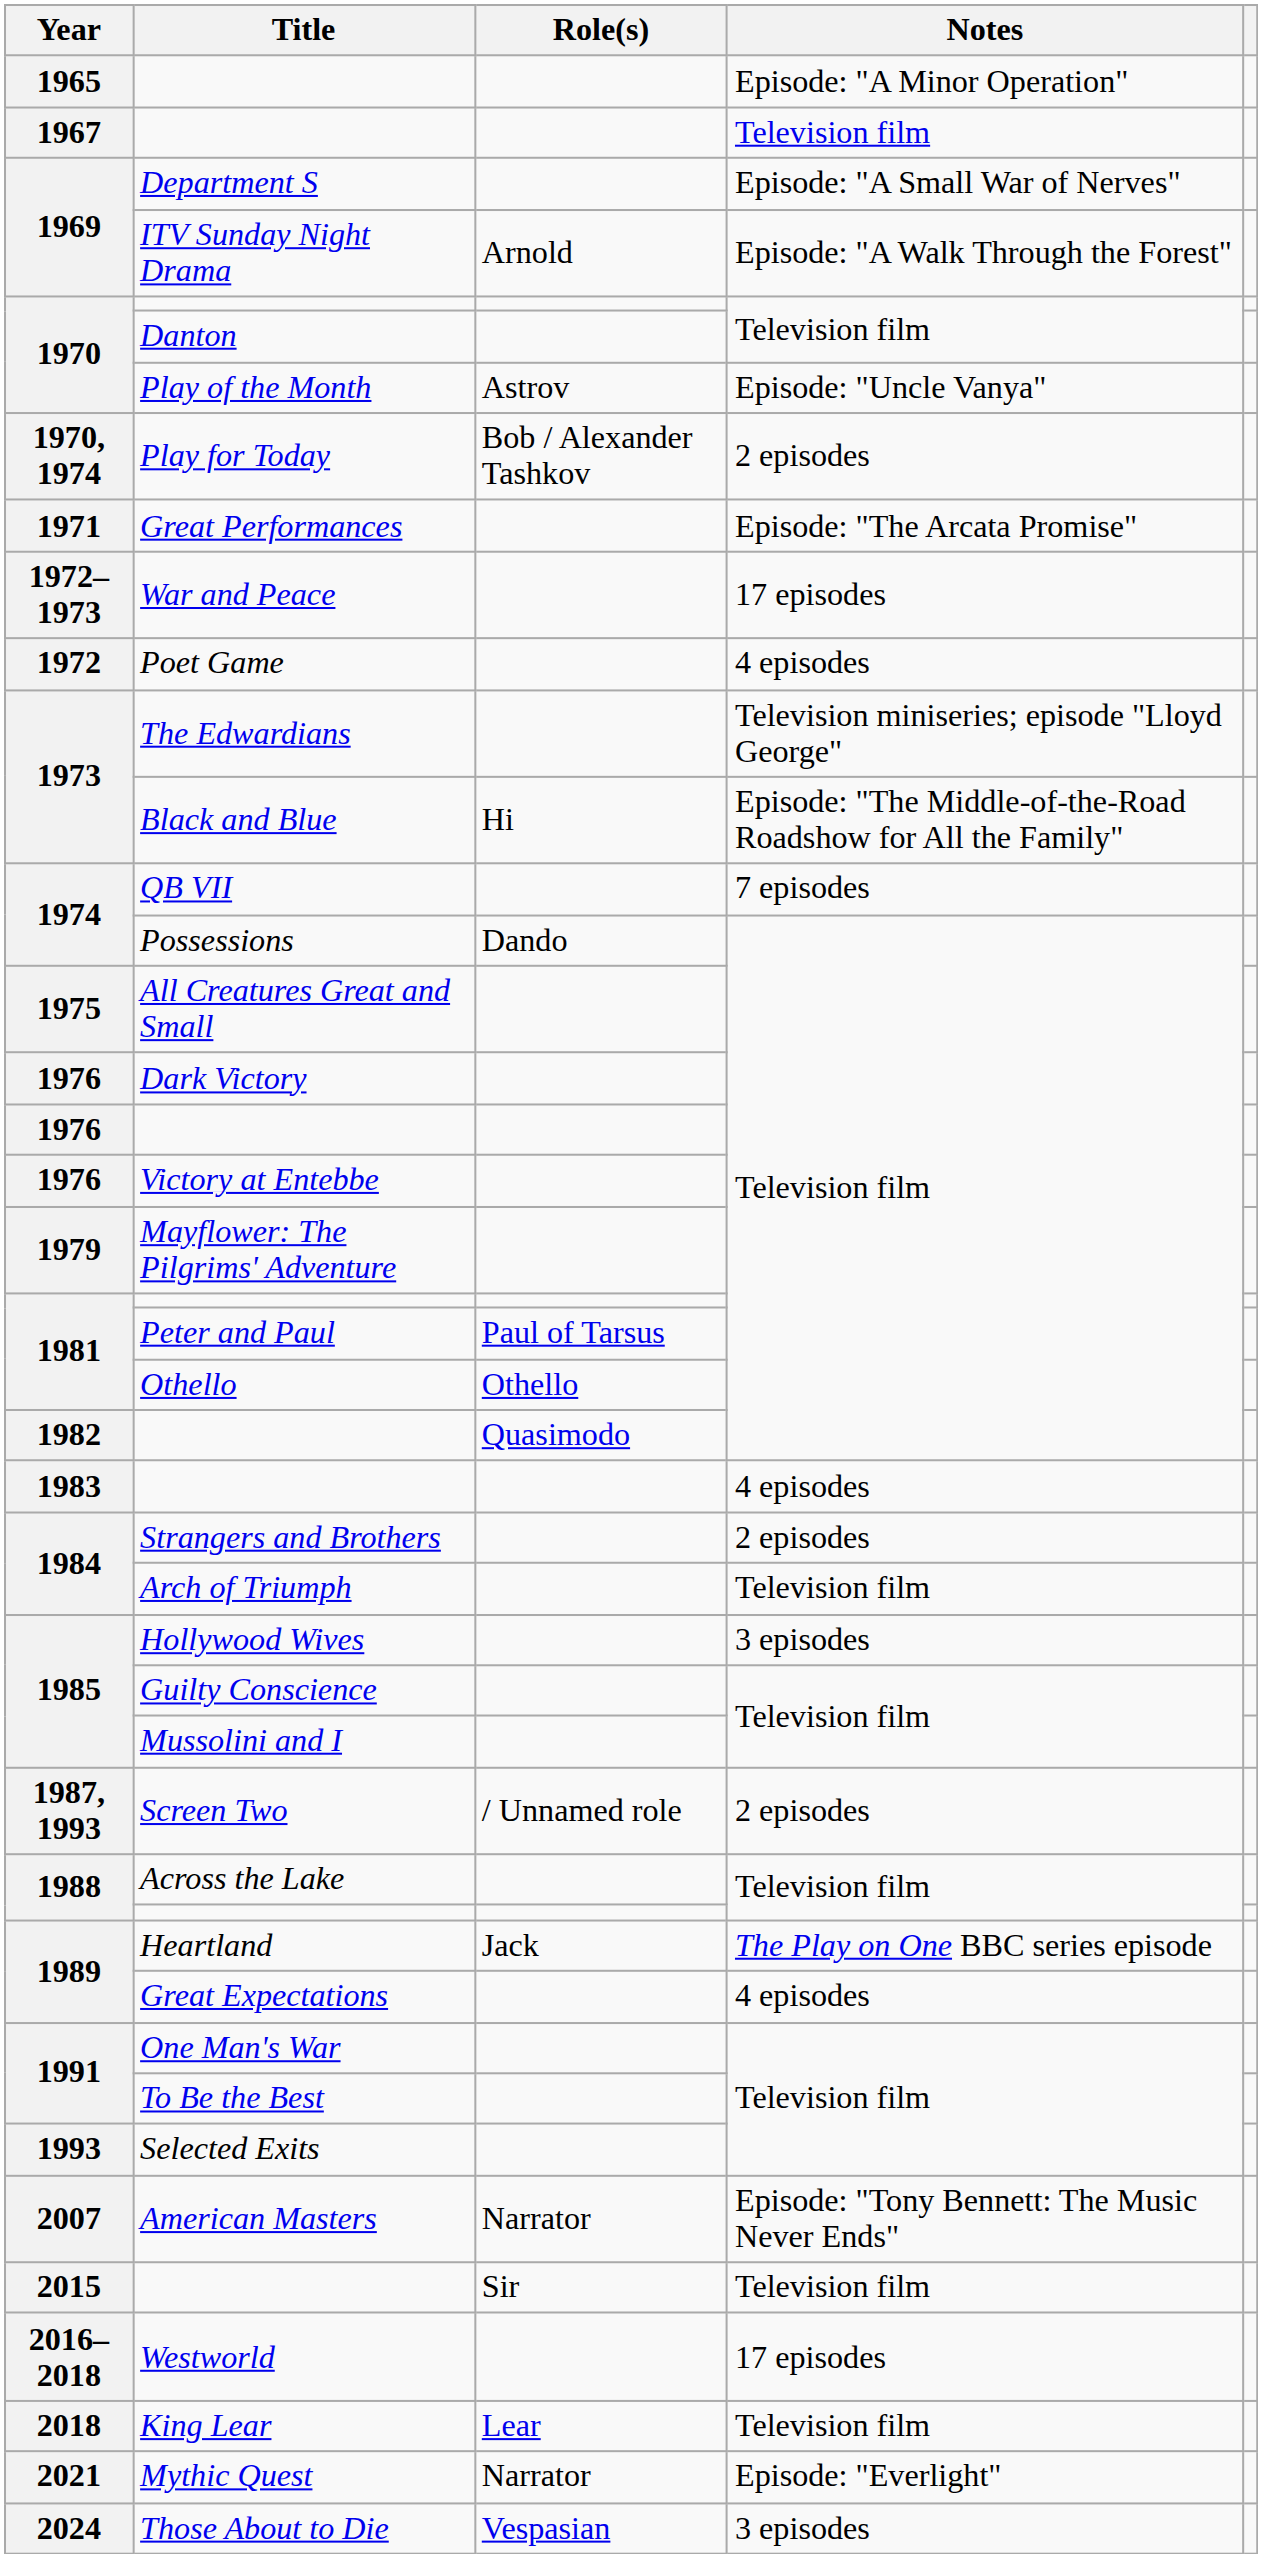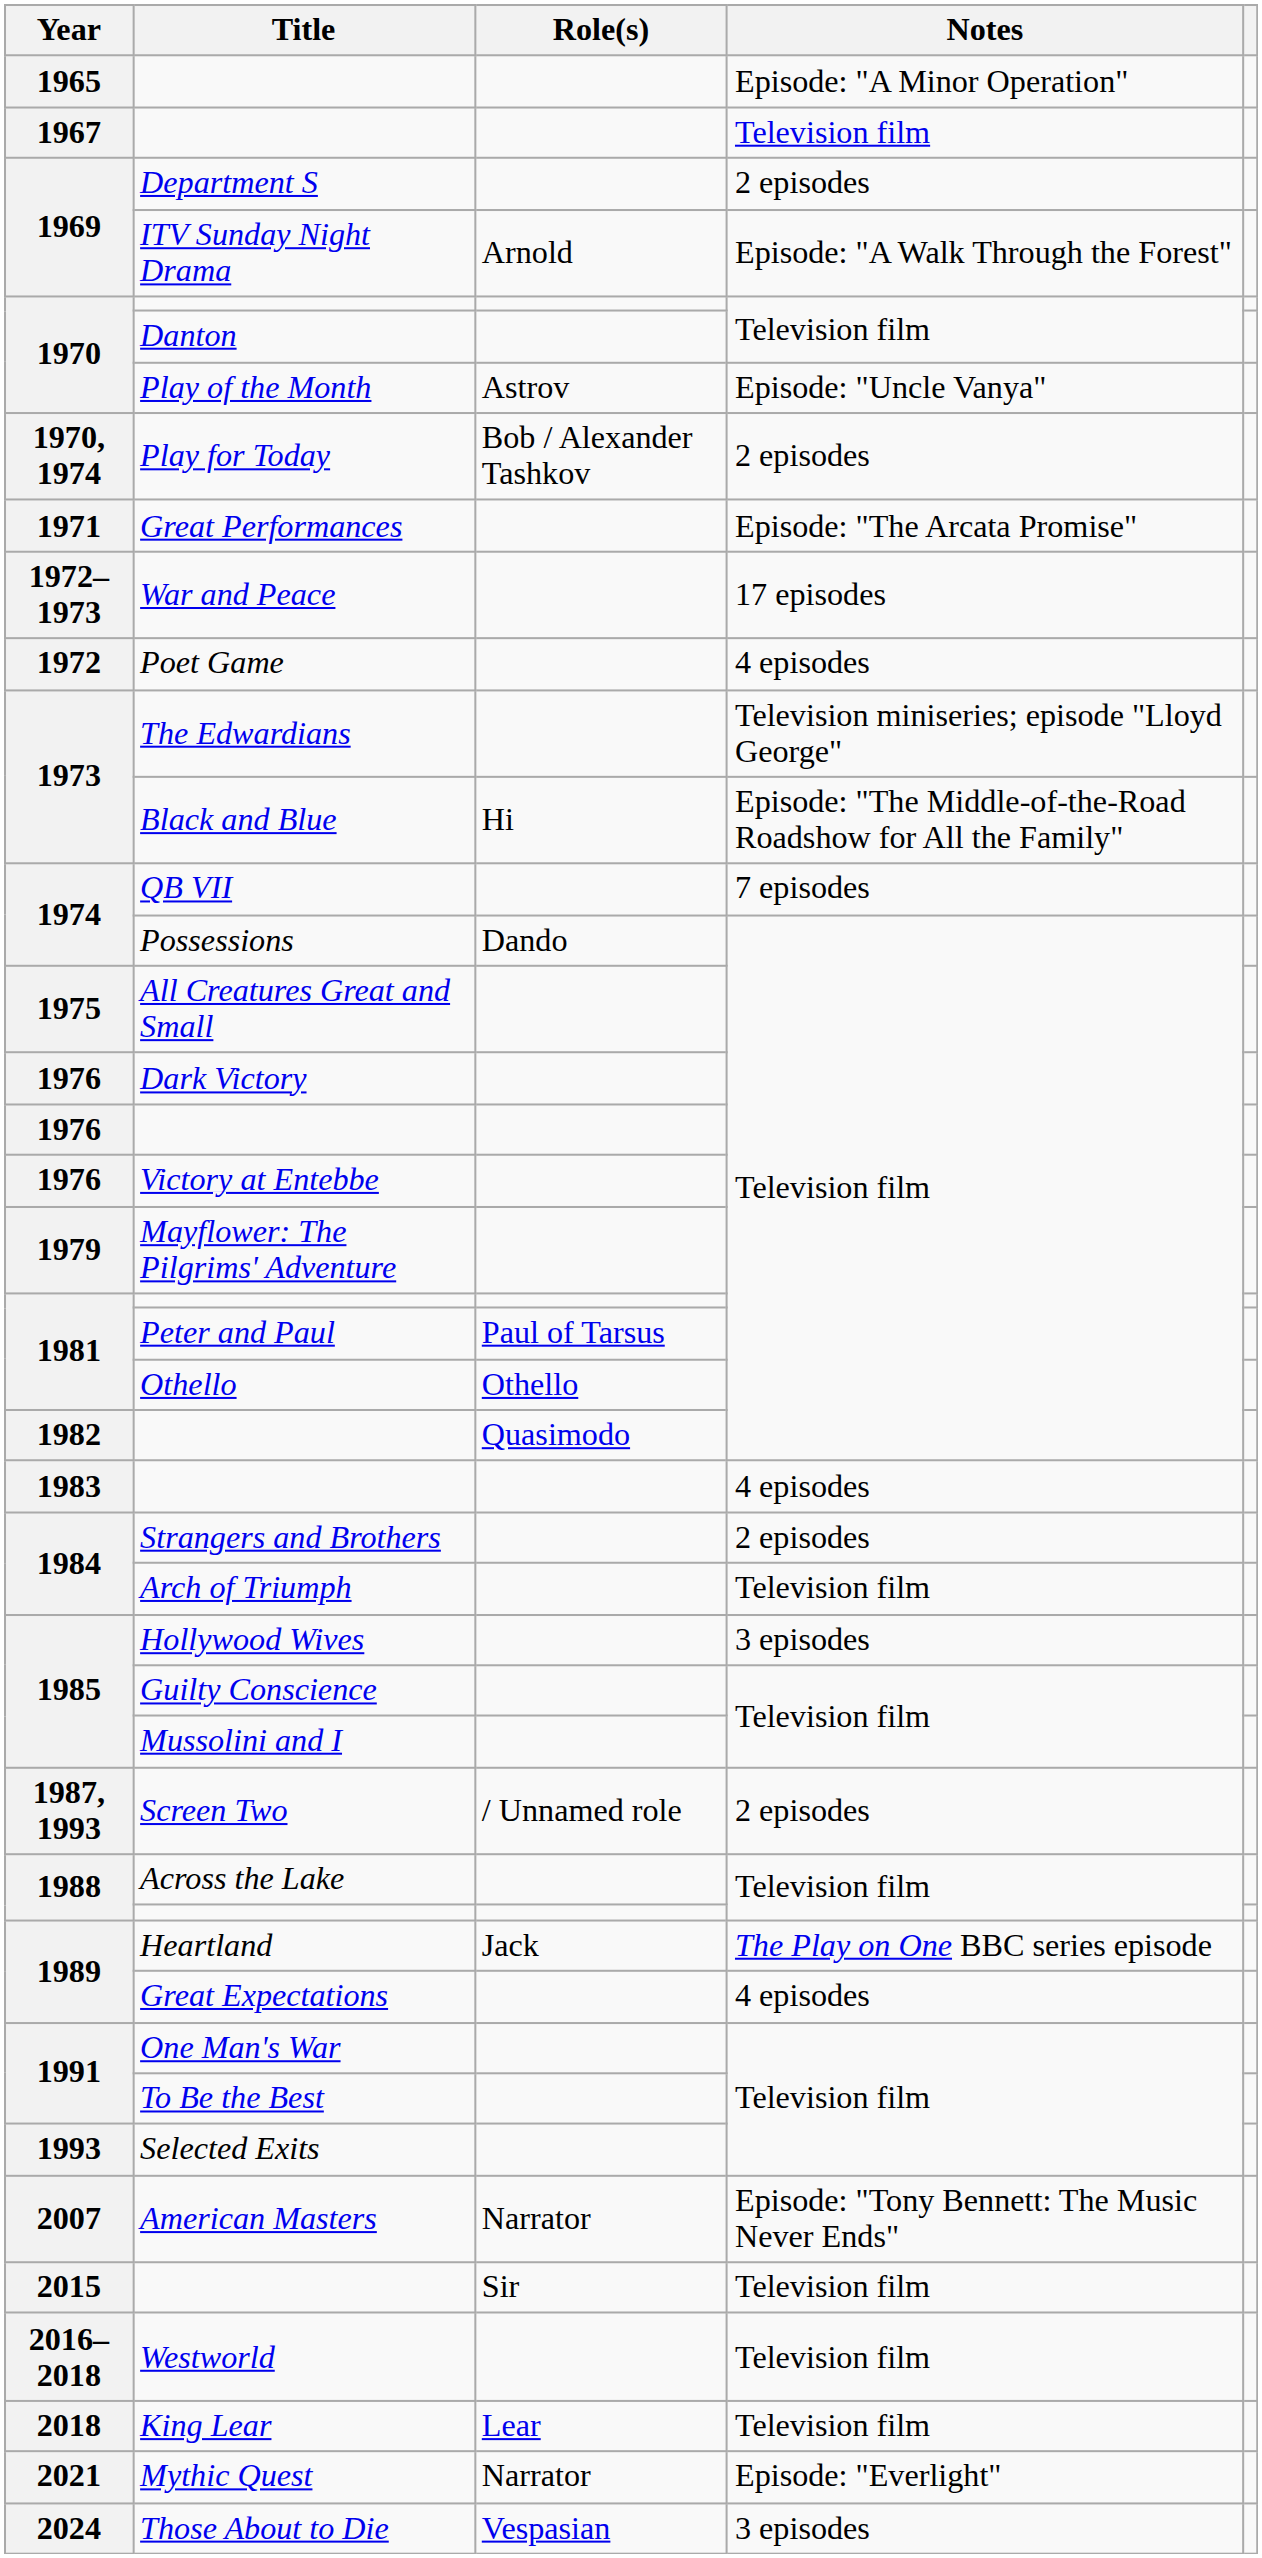(958, 183) Episode: "A Small War of Nerves" -> (802, 183) 2 episodes
(810, 2356) 17 episodes -> (833, 2356) Television film
